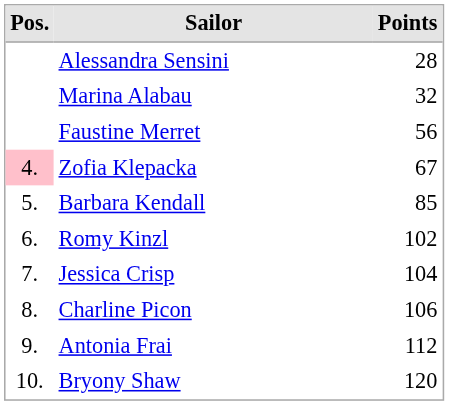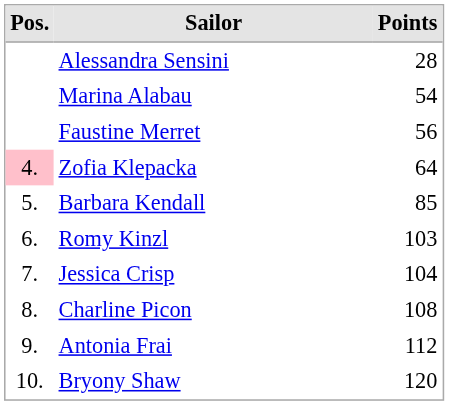(426, 95) 32 -> (426, 95) 54
(426, 167) 67 -> (426, 167) 64
(421, 238) 102 -> (421, 238) 103
(421, 309) 106 -> (421, 309) 108
